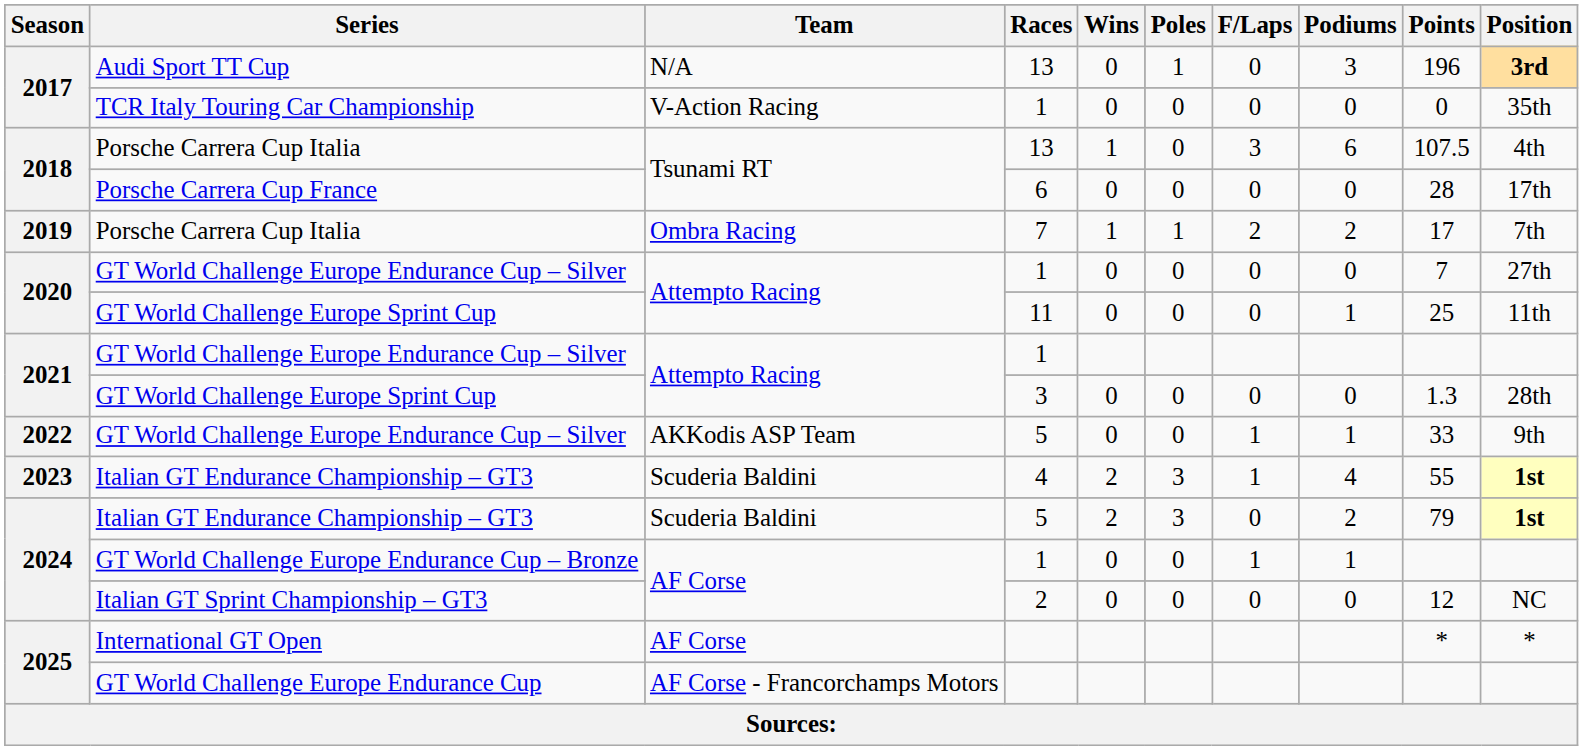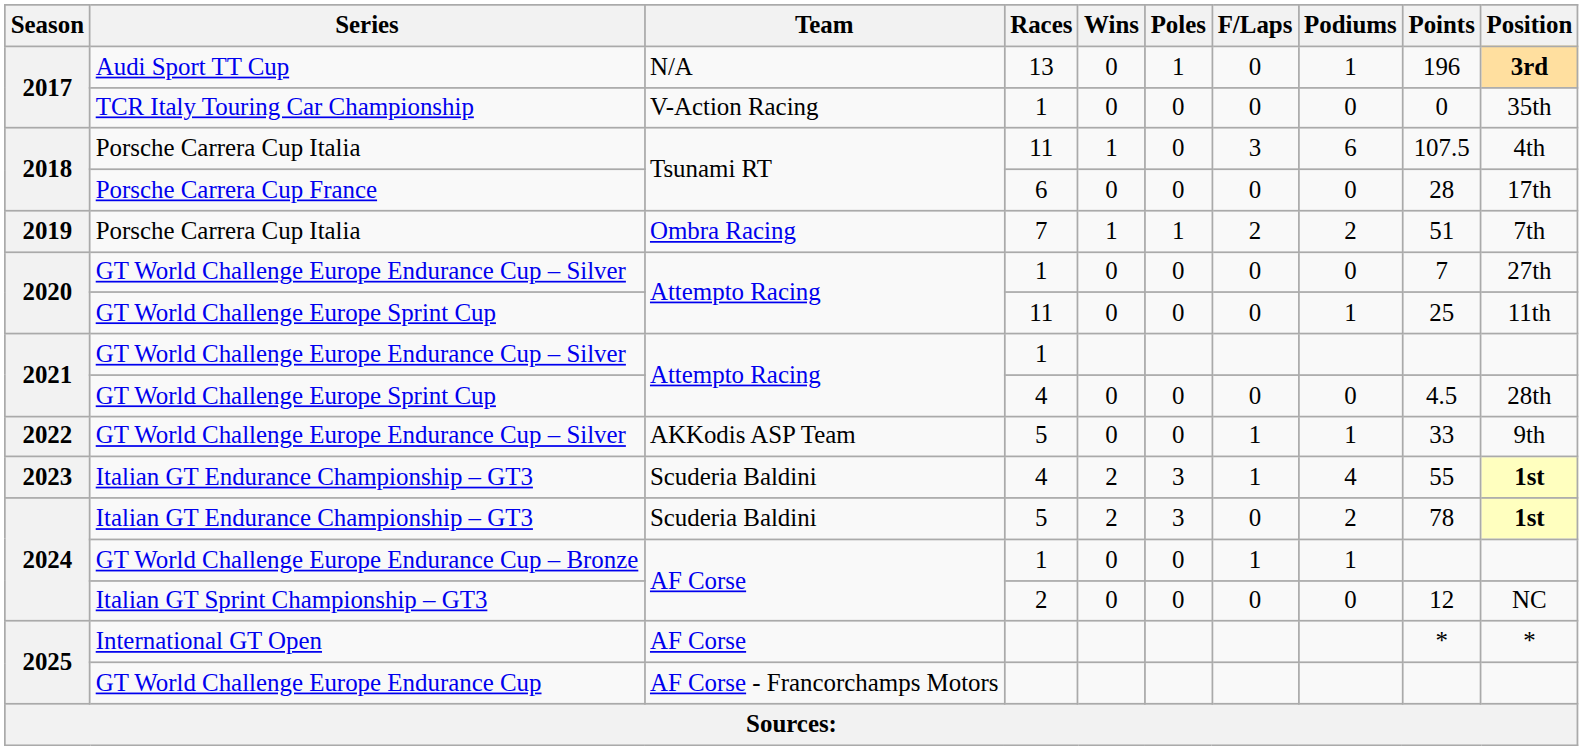(1350, 66) 3 -> (1350, 66) 1
(1041, 148) 13 -> (1041, 148) 11
(1442, 230) 17 -> (1442, 230) 51
(1041, 395) 3 -> (1041, 395) 4
(1442, 395) 1.3 -> (1442, 395) 4.5
(1442, 518) 79 -> (1442, 518) 78
